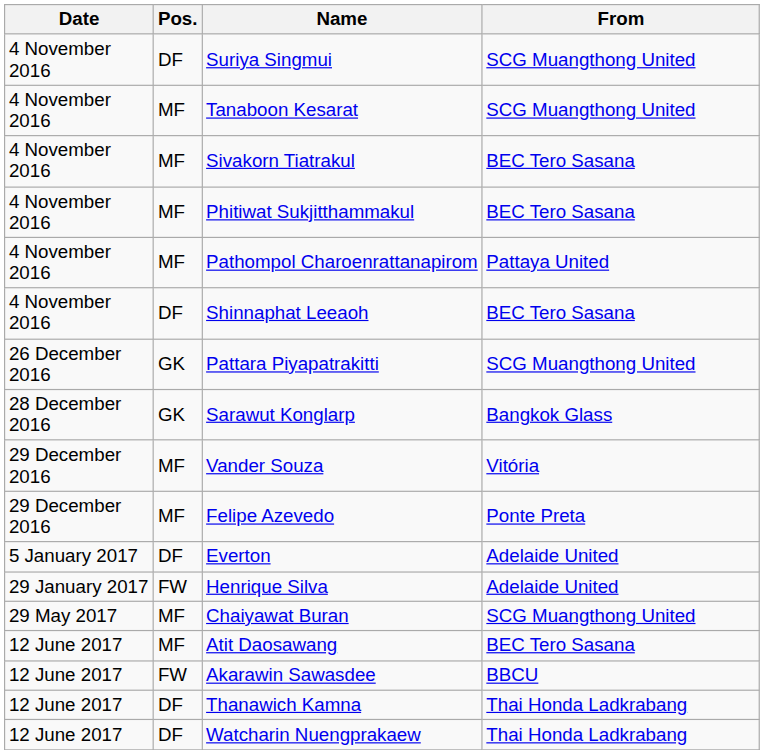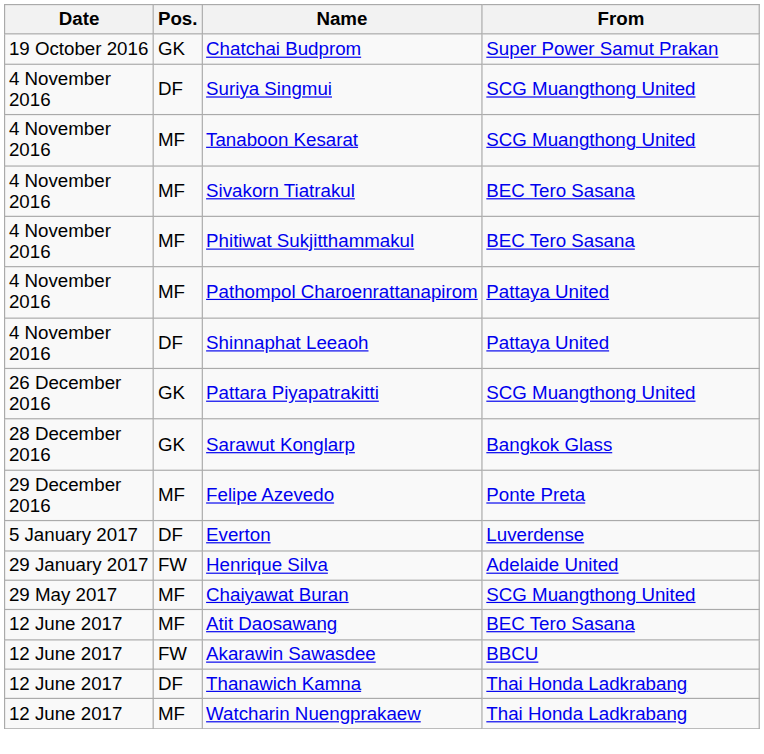+ row: (284, 49)
(561, 313) BEC Tero Sasana -> (548, 342) Pattaya United
- row: (265, 465)
(552, 556) Adelaide United -> (535, 535) Luverdense
(170, 734) DF -> (171, 713) MF
